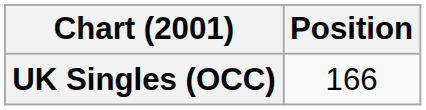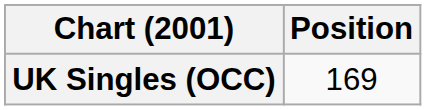(352, 78) 166 -> (352, 78) 169
